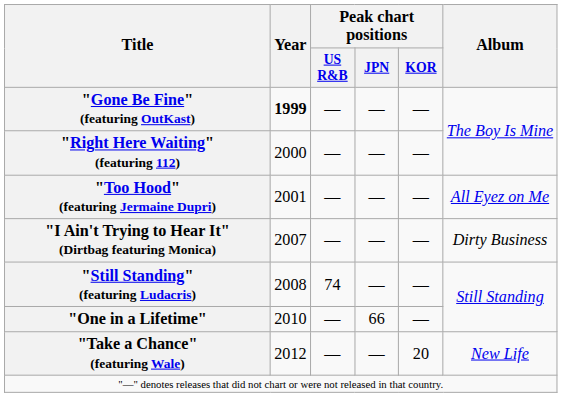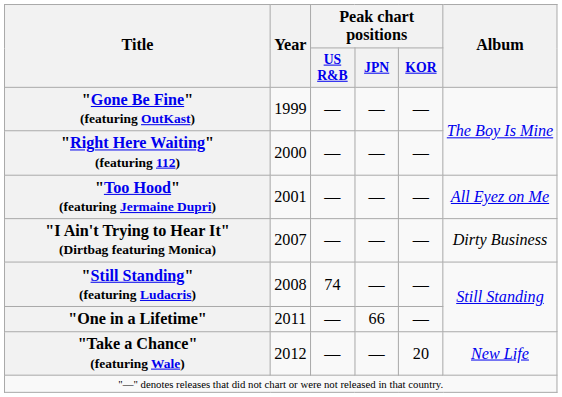(290, 109) bold -> (290, 109) normal
(290, 318) 2010 -> (290, 318) 2011
